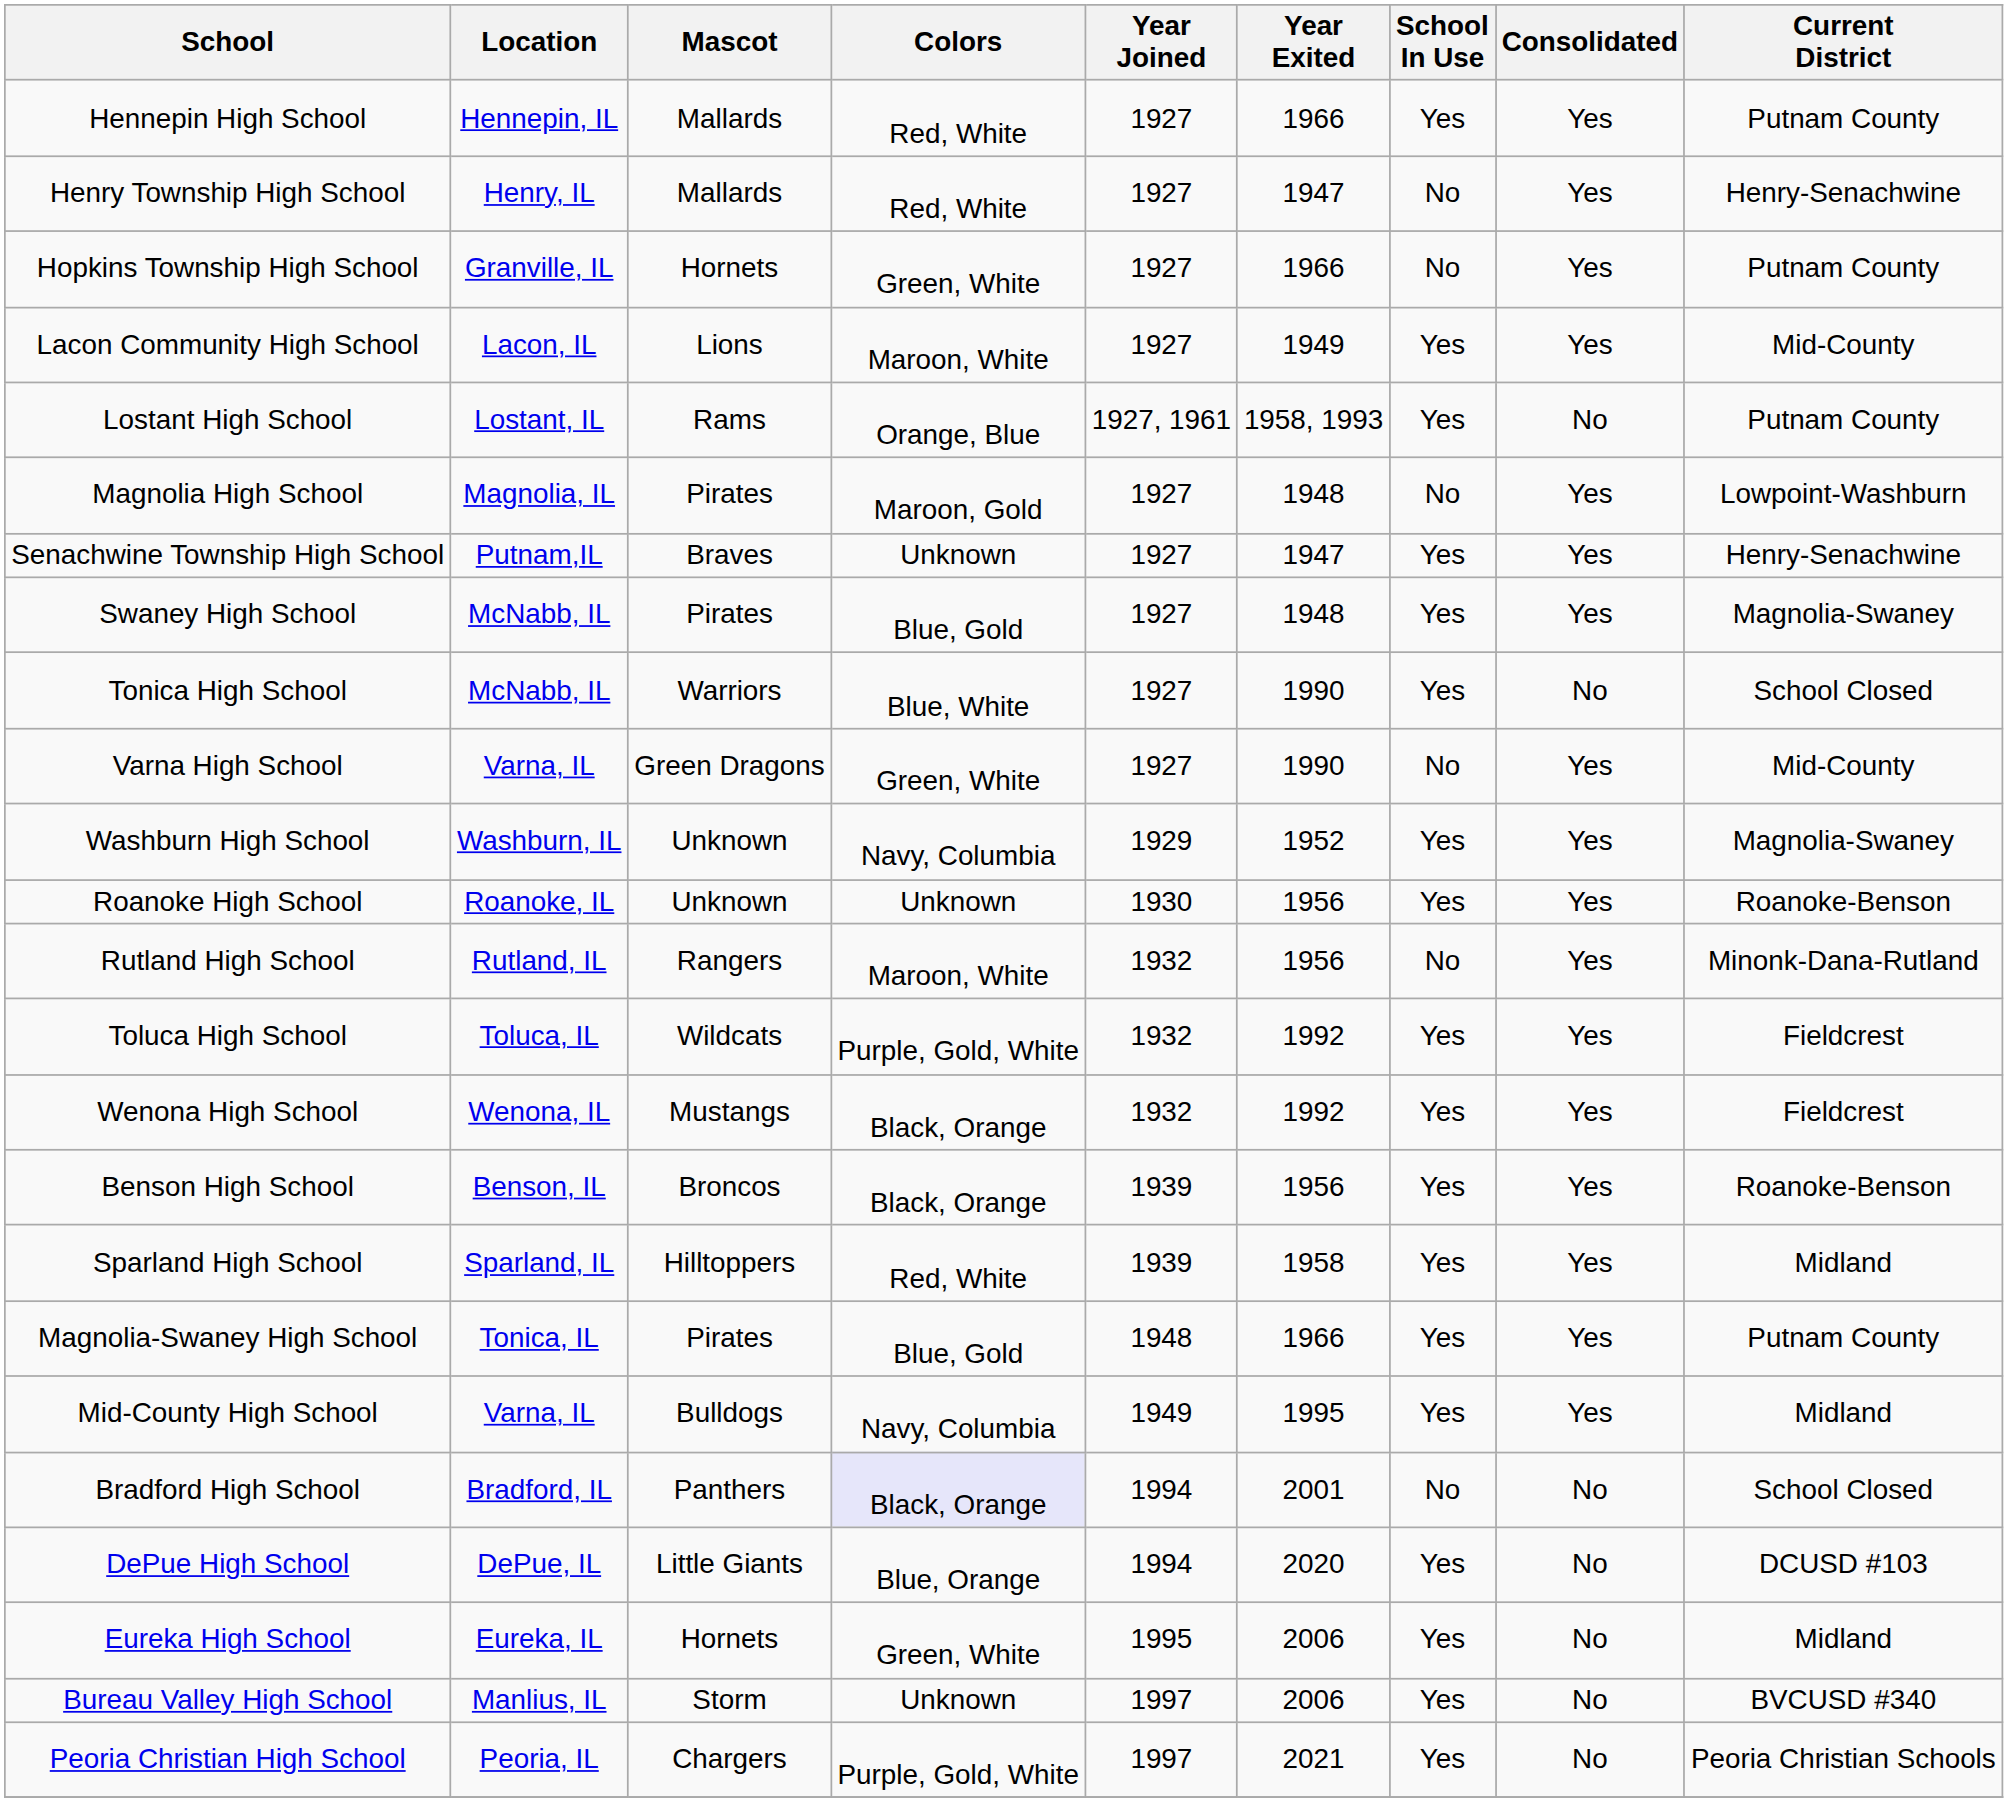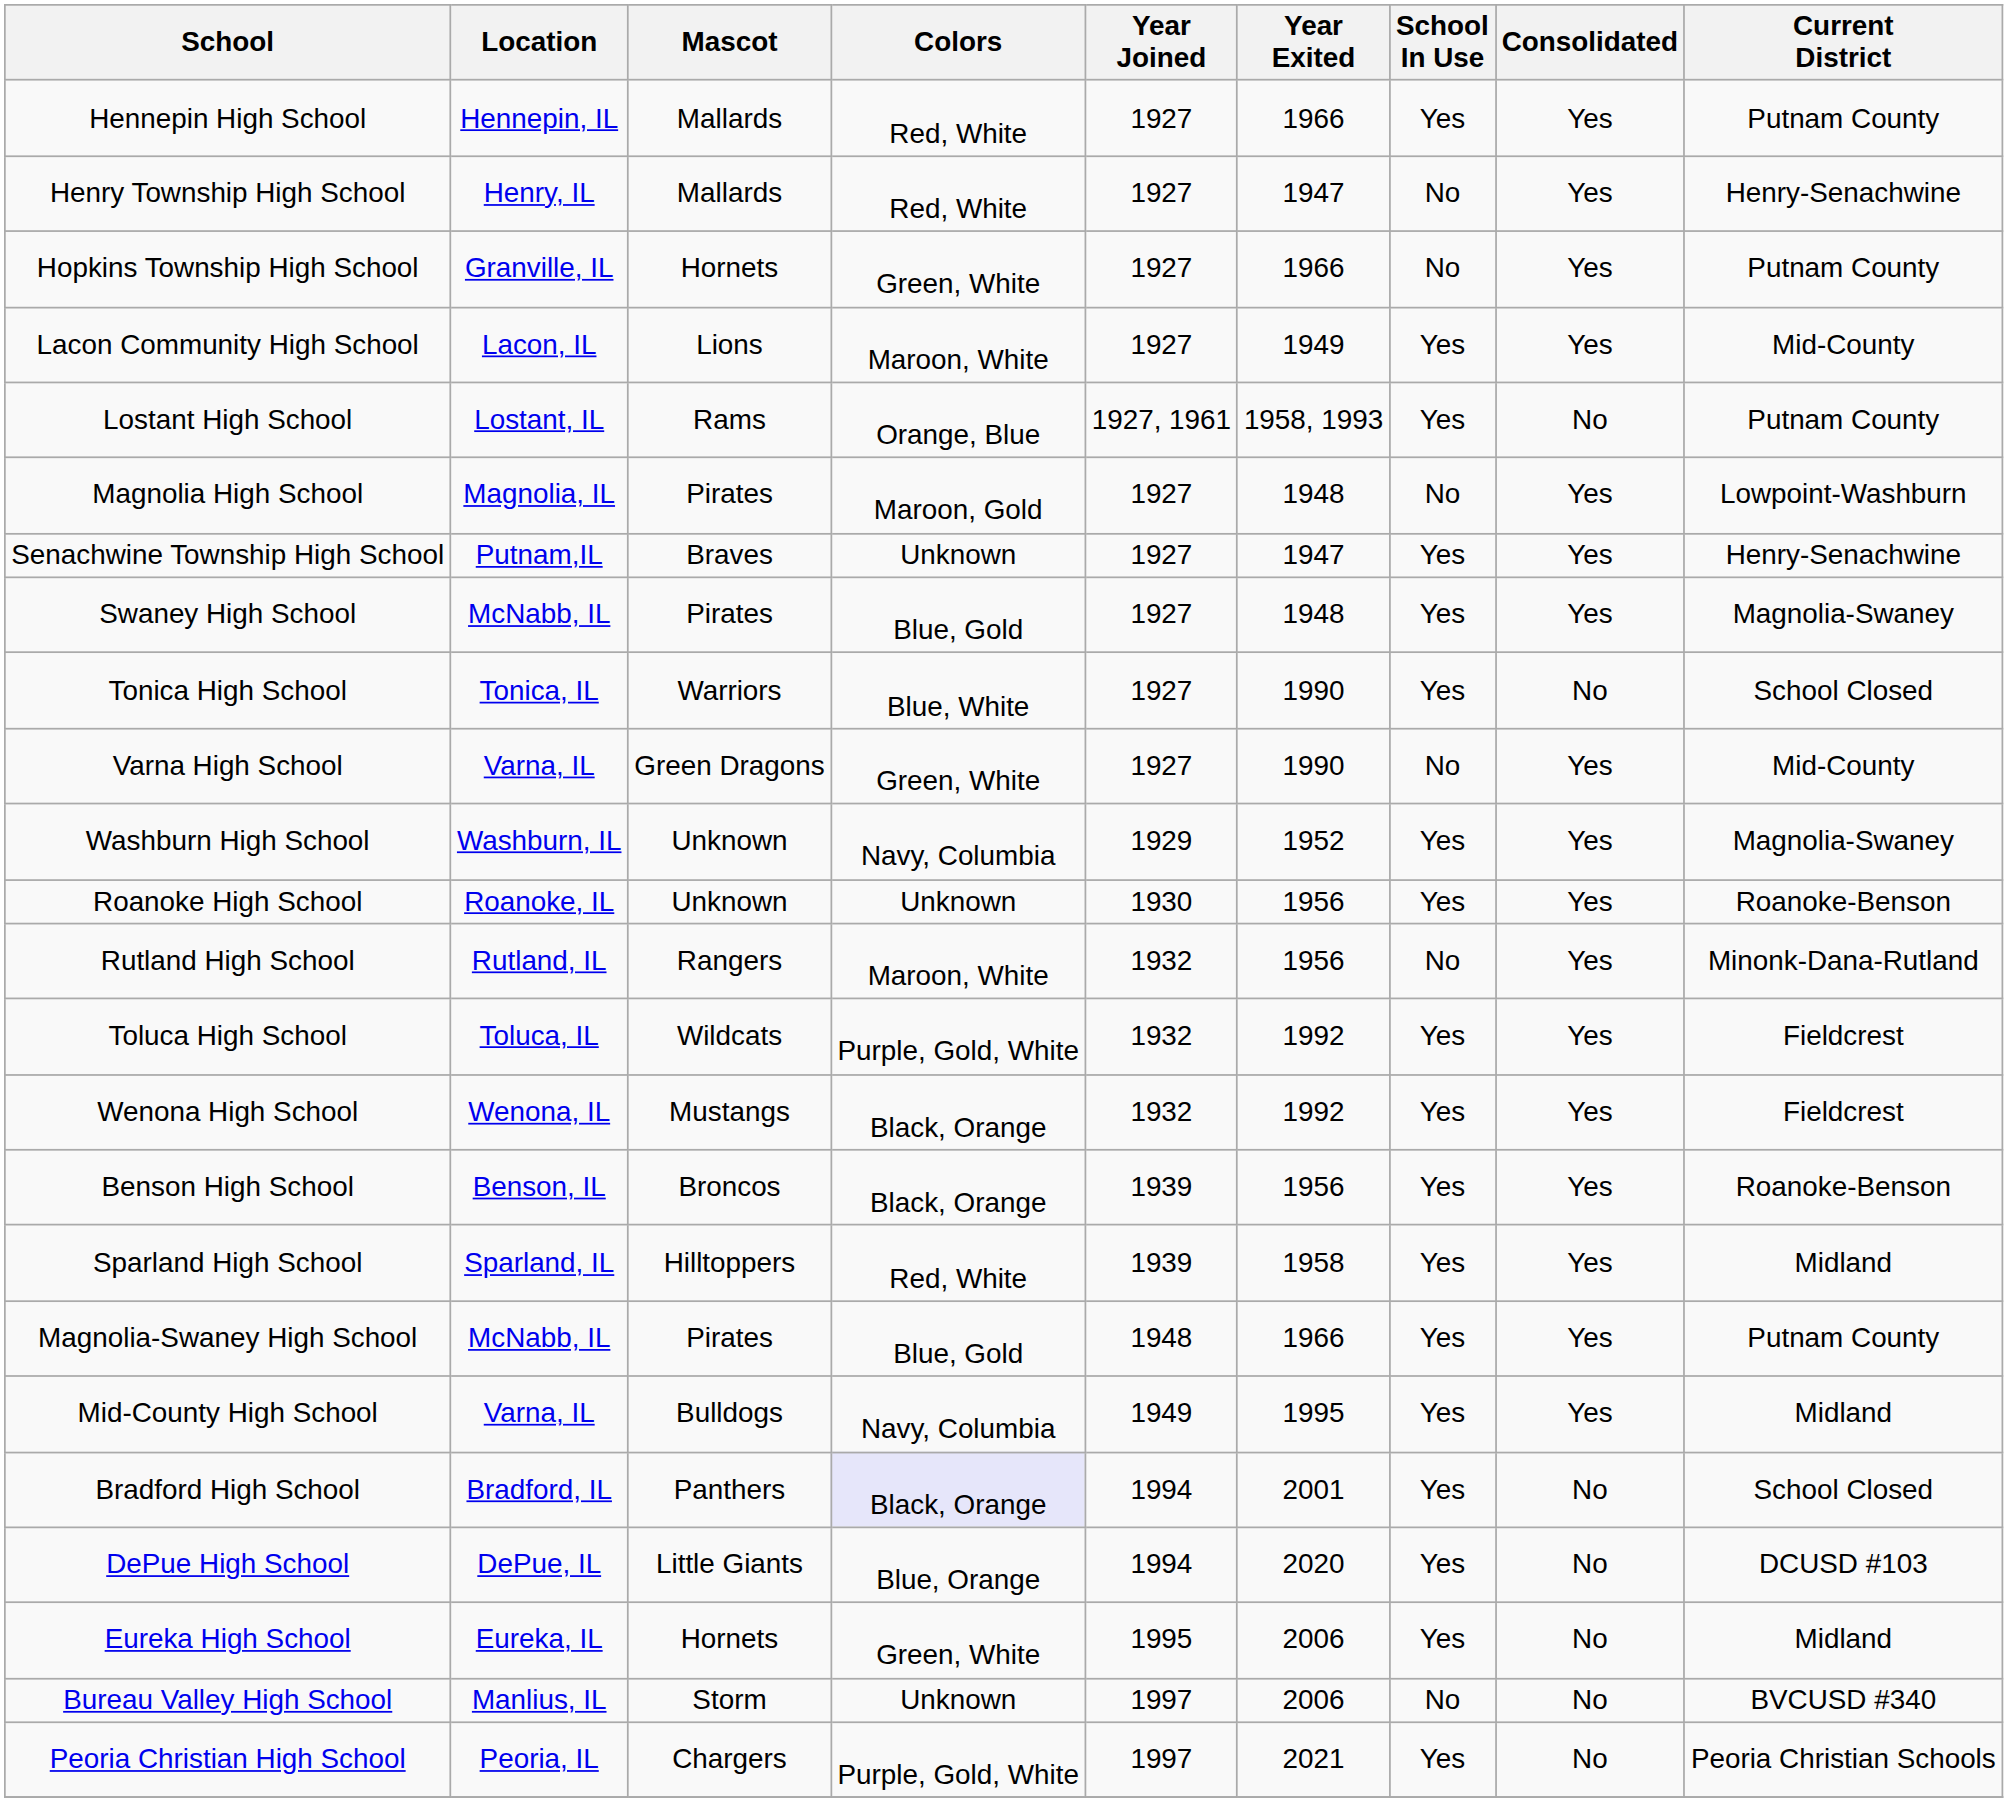(539, 690) McNabb, IL -> (539, 690) Tonica, IL
(539, 1338) Tonica, IL -> (539, 1338) McNabb, IL
(1442, 1489) No -> (1442, 1489) Yes
(1442, 1699) Yes -> (1442, 1699) No
